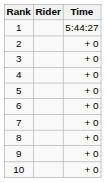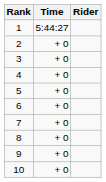columns swapped: (48, 12) <-> (82, 12)
